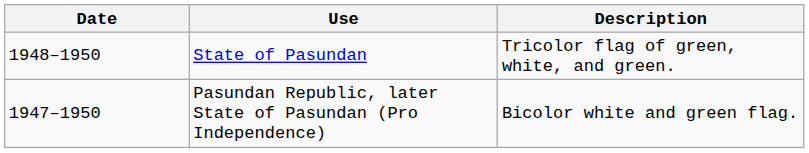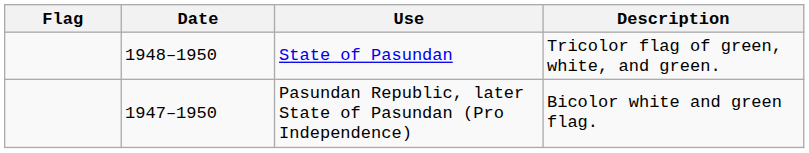+ column: (63, 19)
